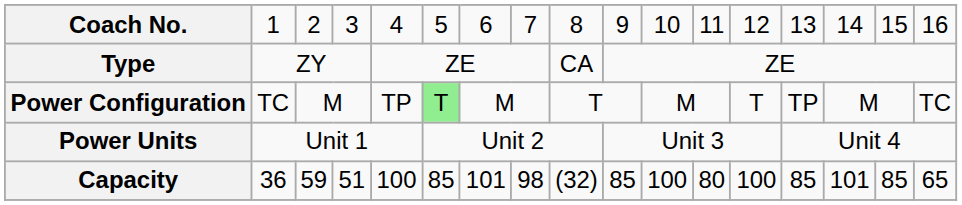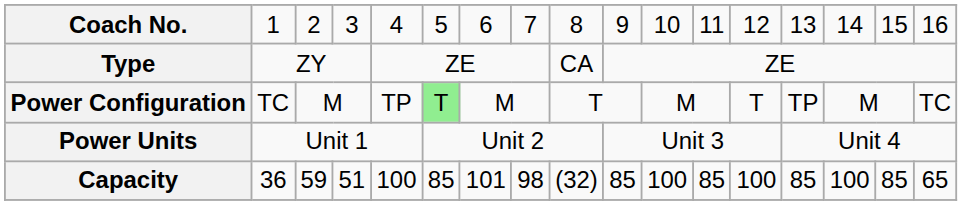(712, 180) 80 -> (712, 180) 85
(850, 180) 101 -> (850, 180) 100
